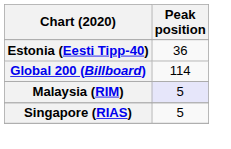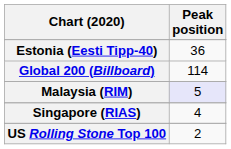(180, 112) 5 -> (198, 112) 4
+ row: (87, 133)
